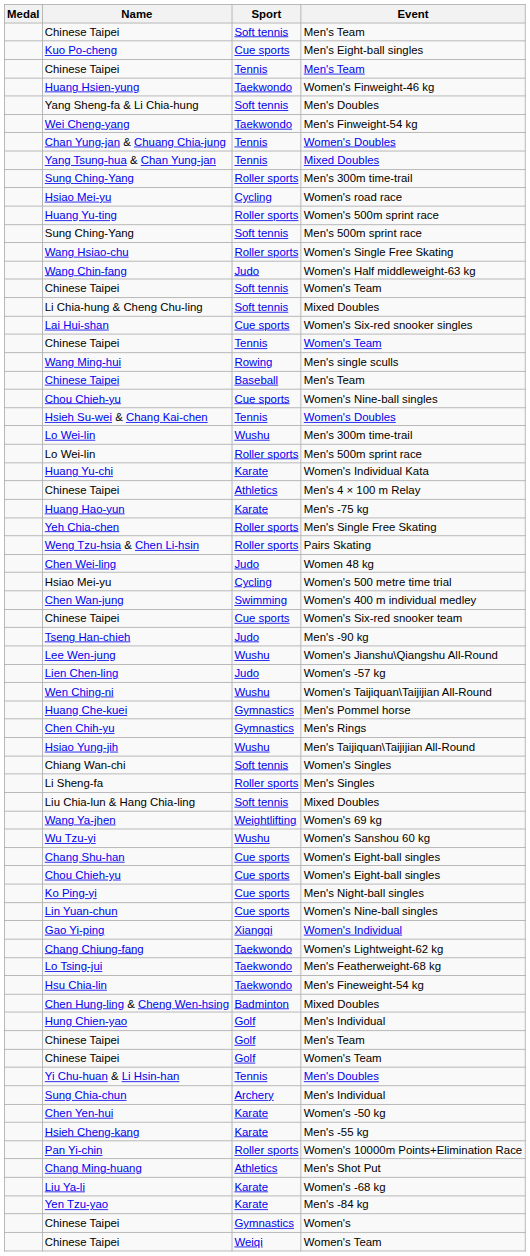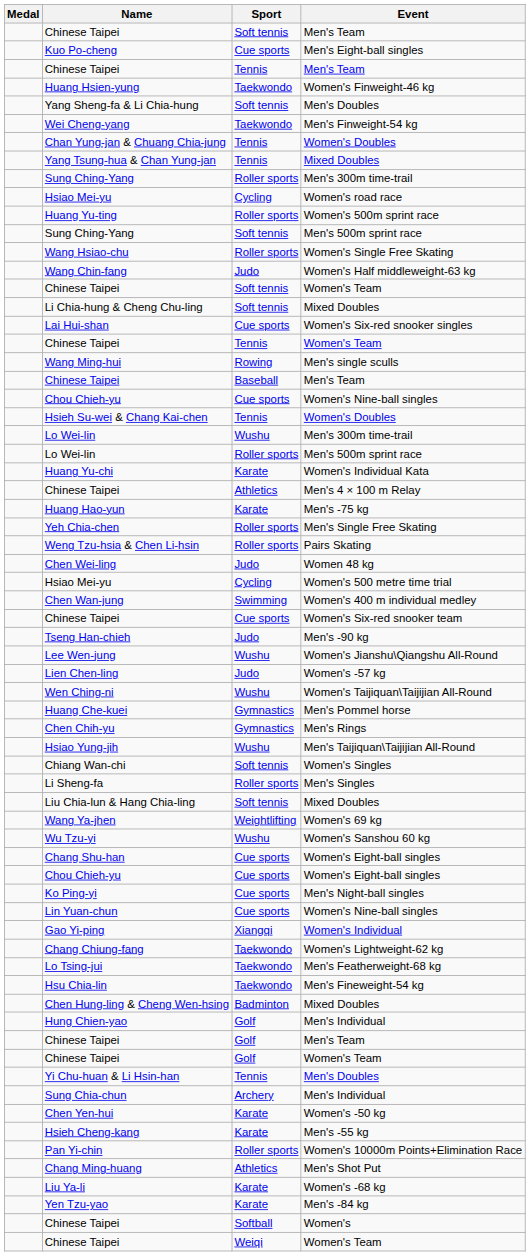(264, 1223) Gymnastics -> (253, 1223) Softball
